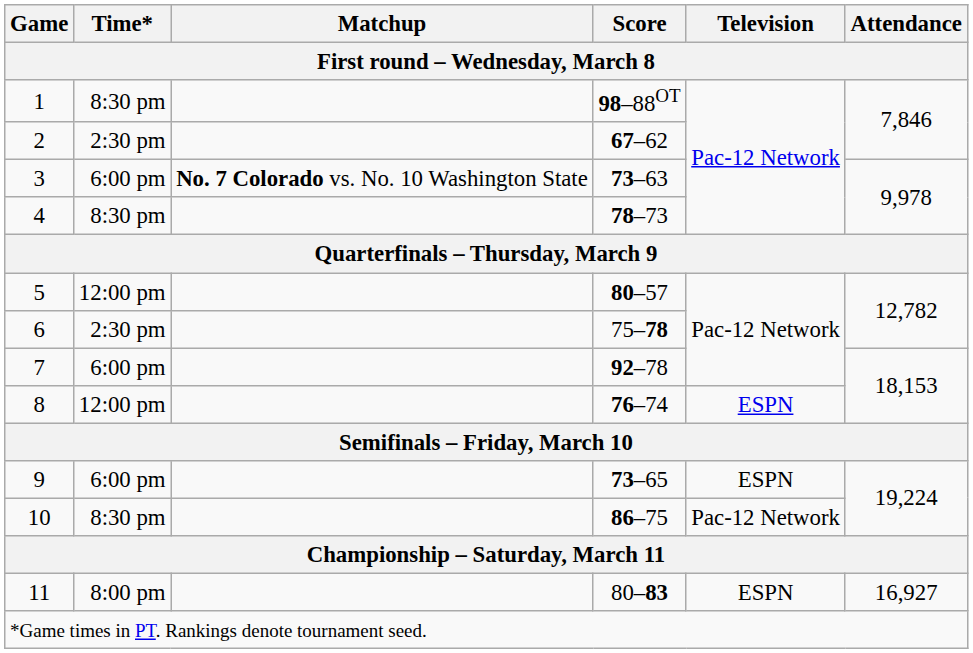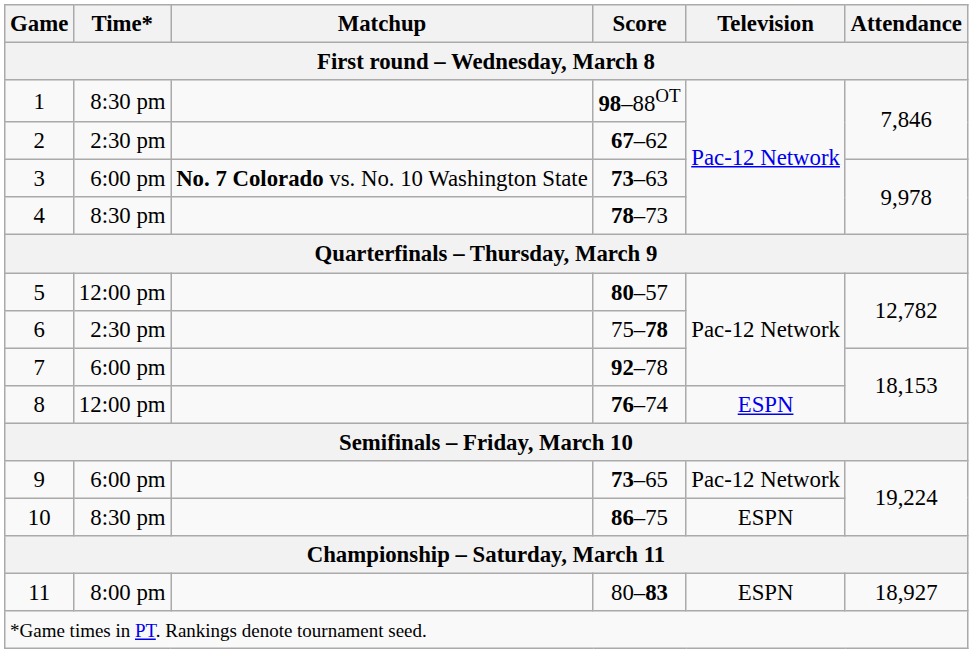(766, 479) ESPN -> (766, 479) Pac-12 Network
(766, 516) Pac-12 Network -> (766, 516) ESPN
(906, 591) 16,927 -> (906, 591) 18,927
